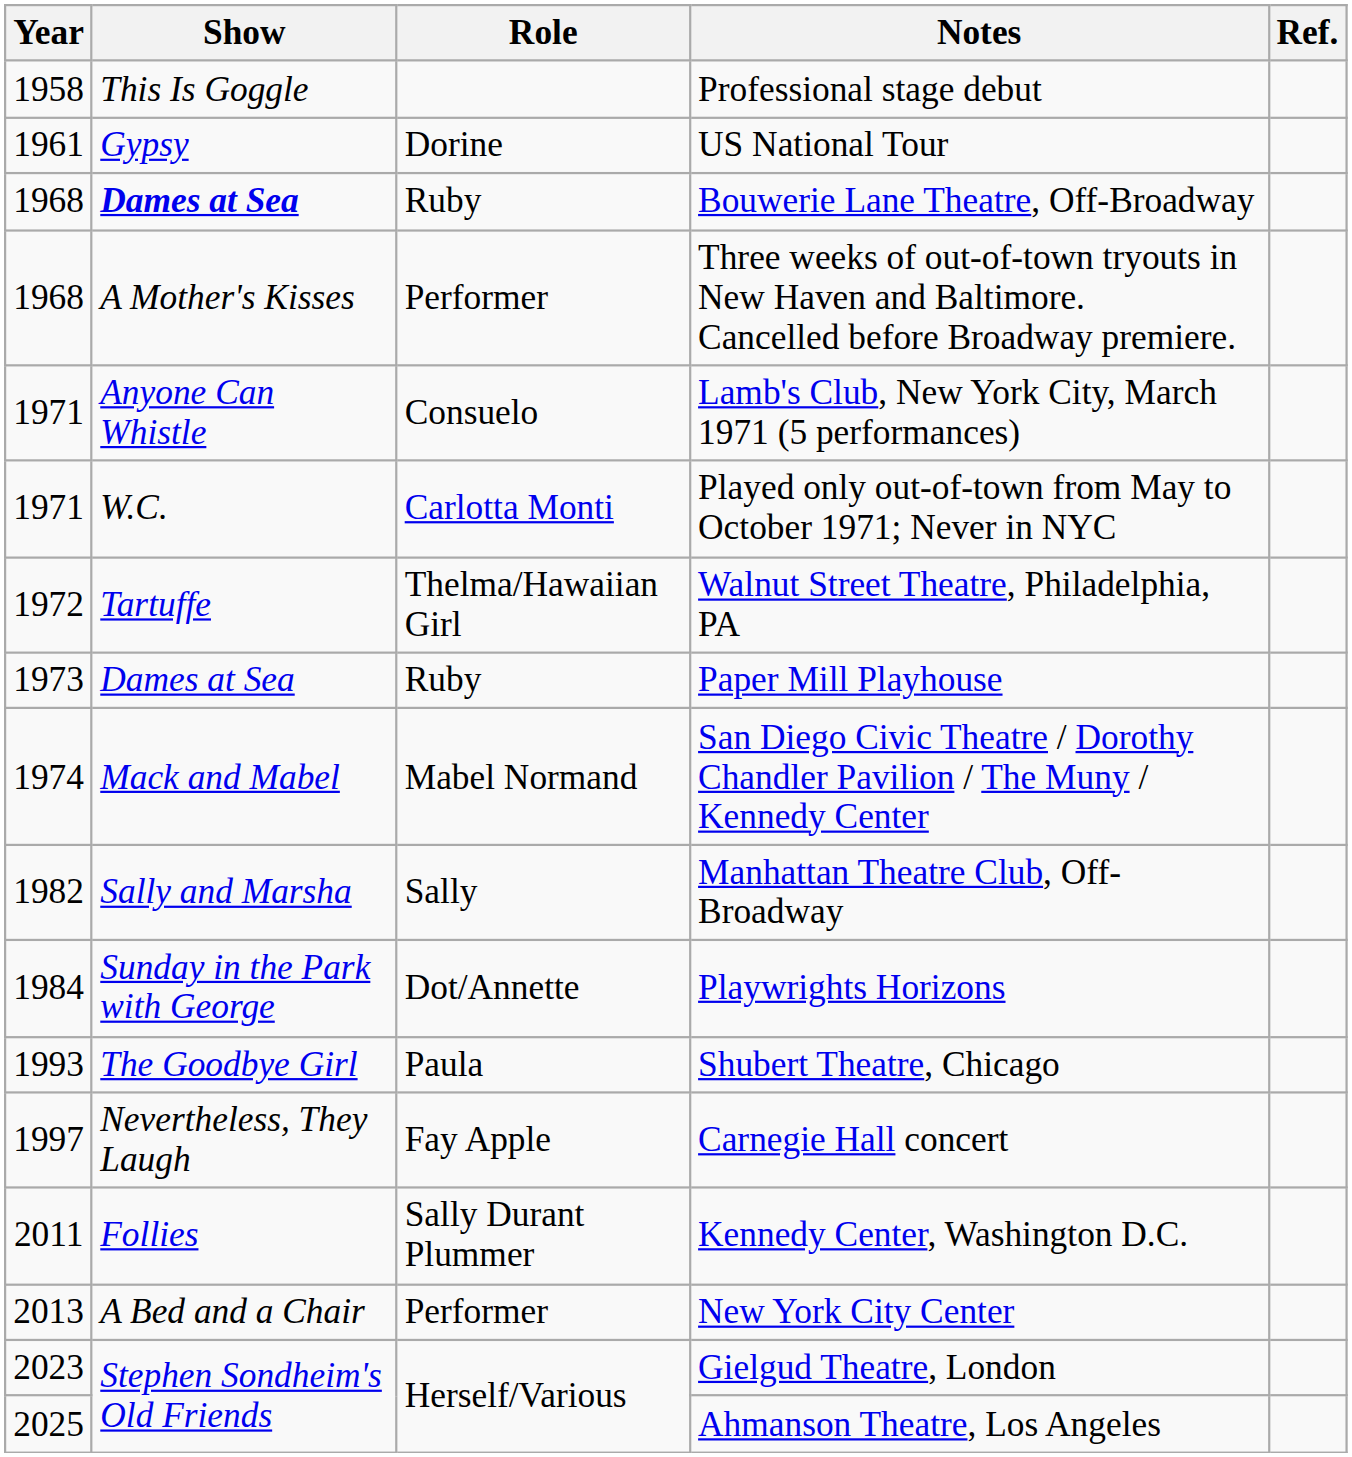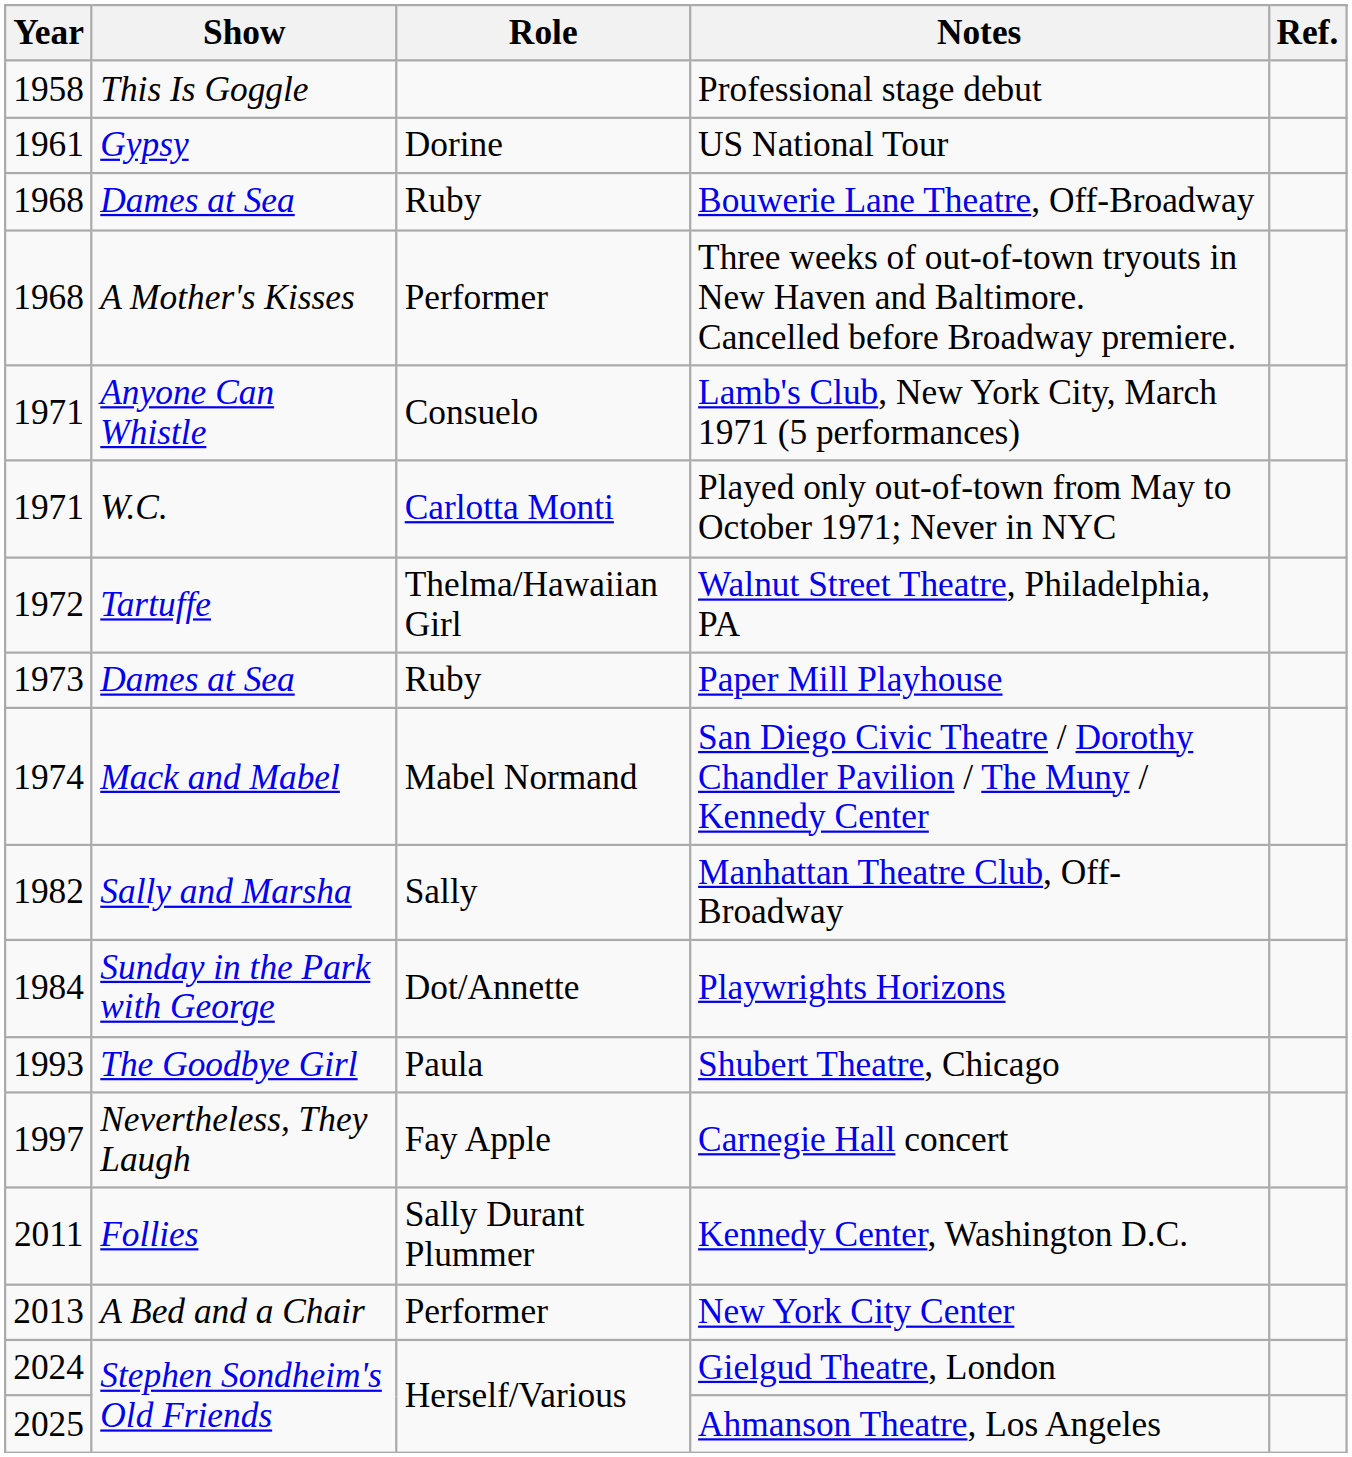(199, 200) bold -> (197, 200) normal
(49, 1367) 2023 -> (49, 1367) 2024
